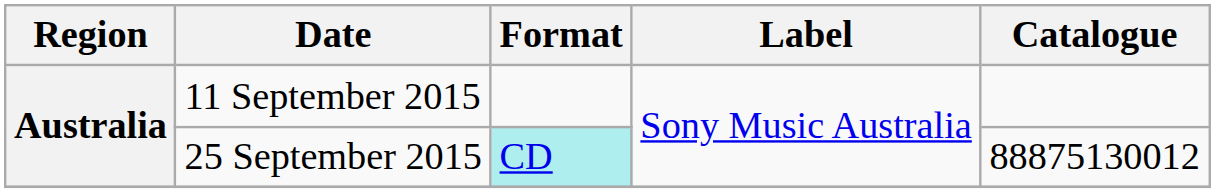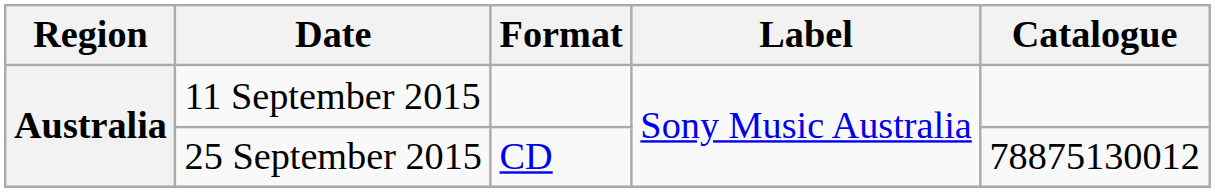(526, 156) paleturquoise background -> (526, 156) no background
(1095, 156) 88875130012 -> (1095, 156) 78875130012
